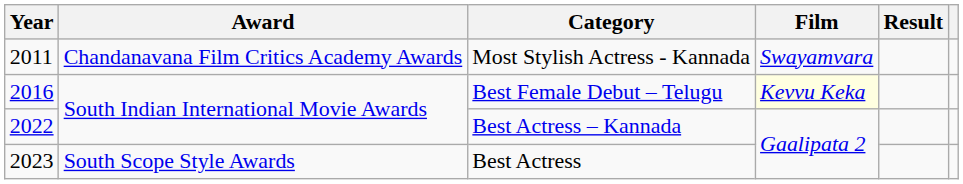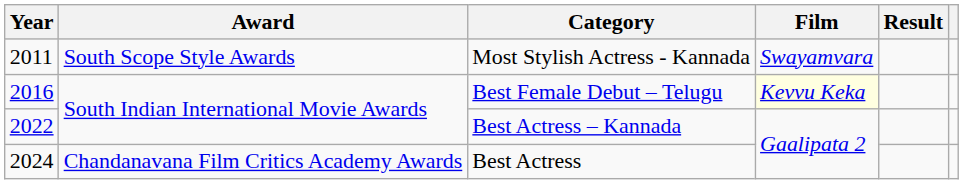(263, 56) Chandanavana Film Critics Academy Awards -> (179, 56) South Scope Style Awards
(32, 160) 2023 -> (32, 160) 2024
(179, 160) South Scope Style Awards -> (263, 160) Chandanavana Film Critics Academy Awards
